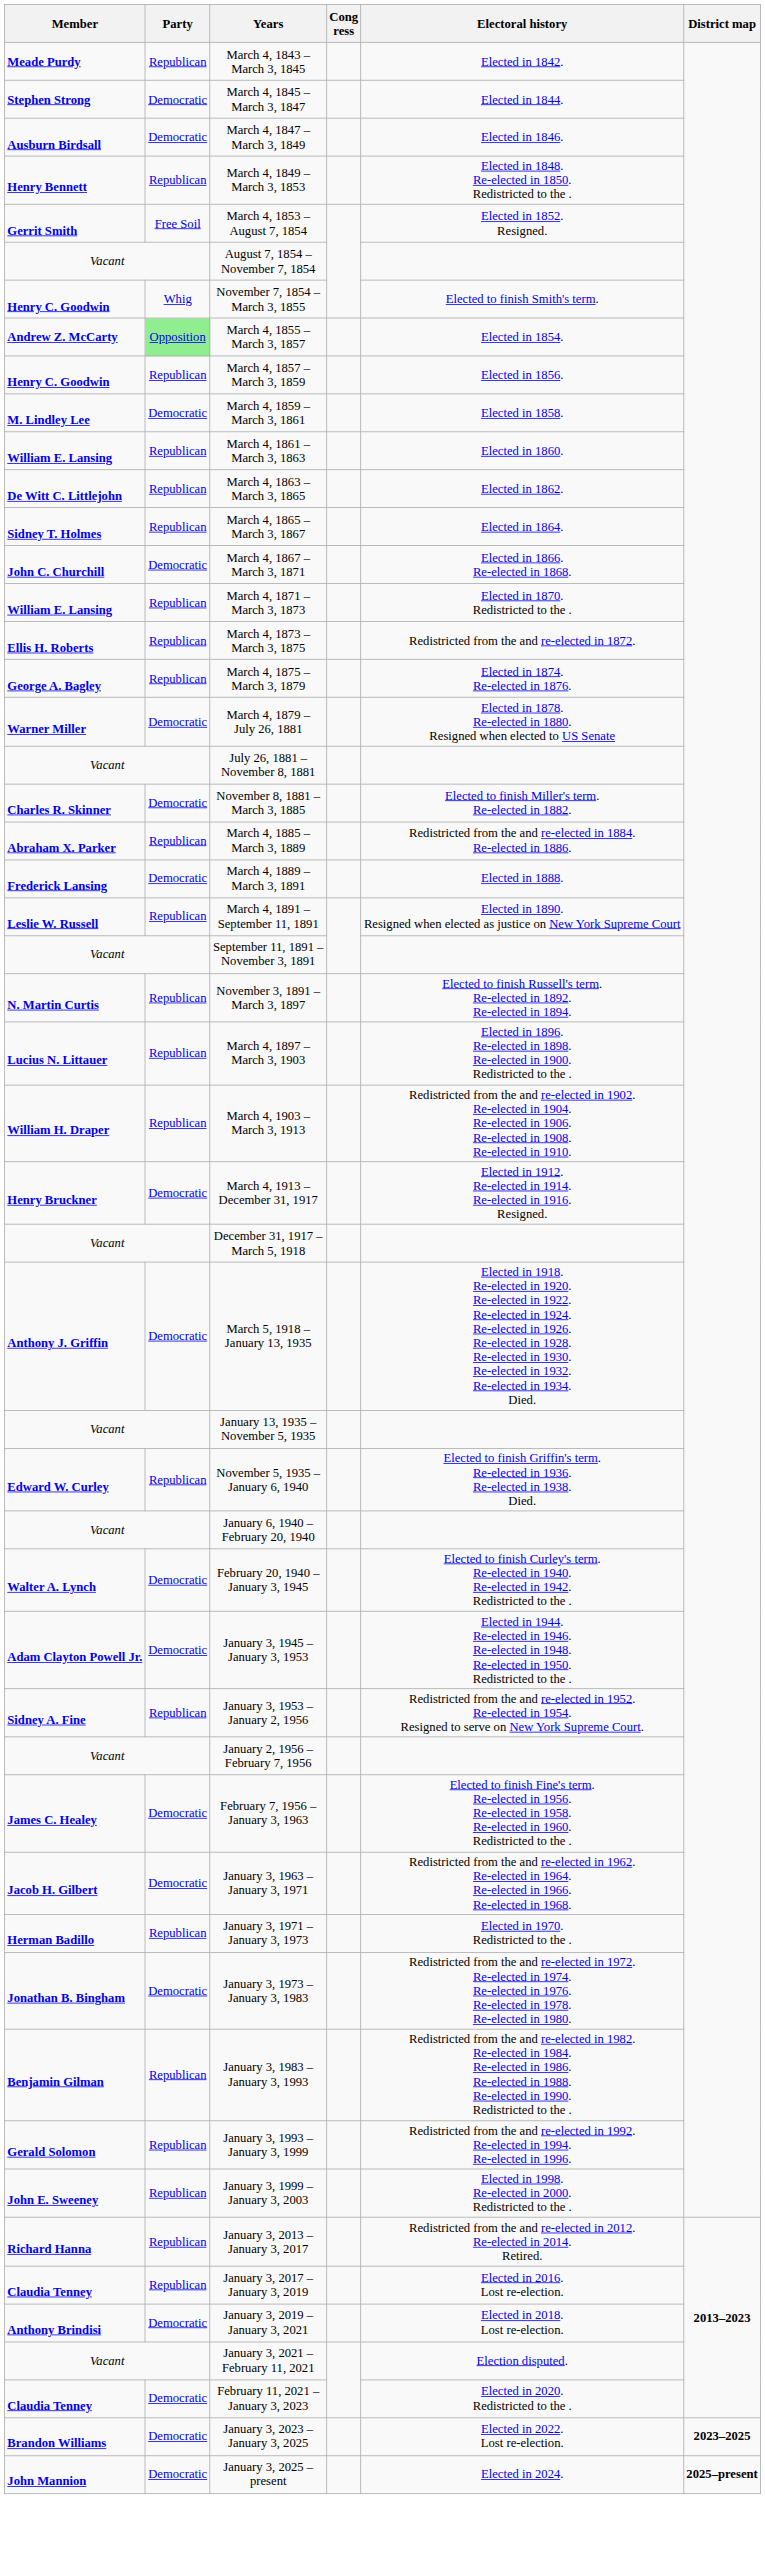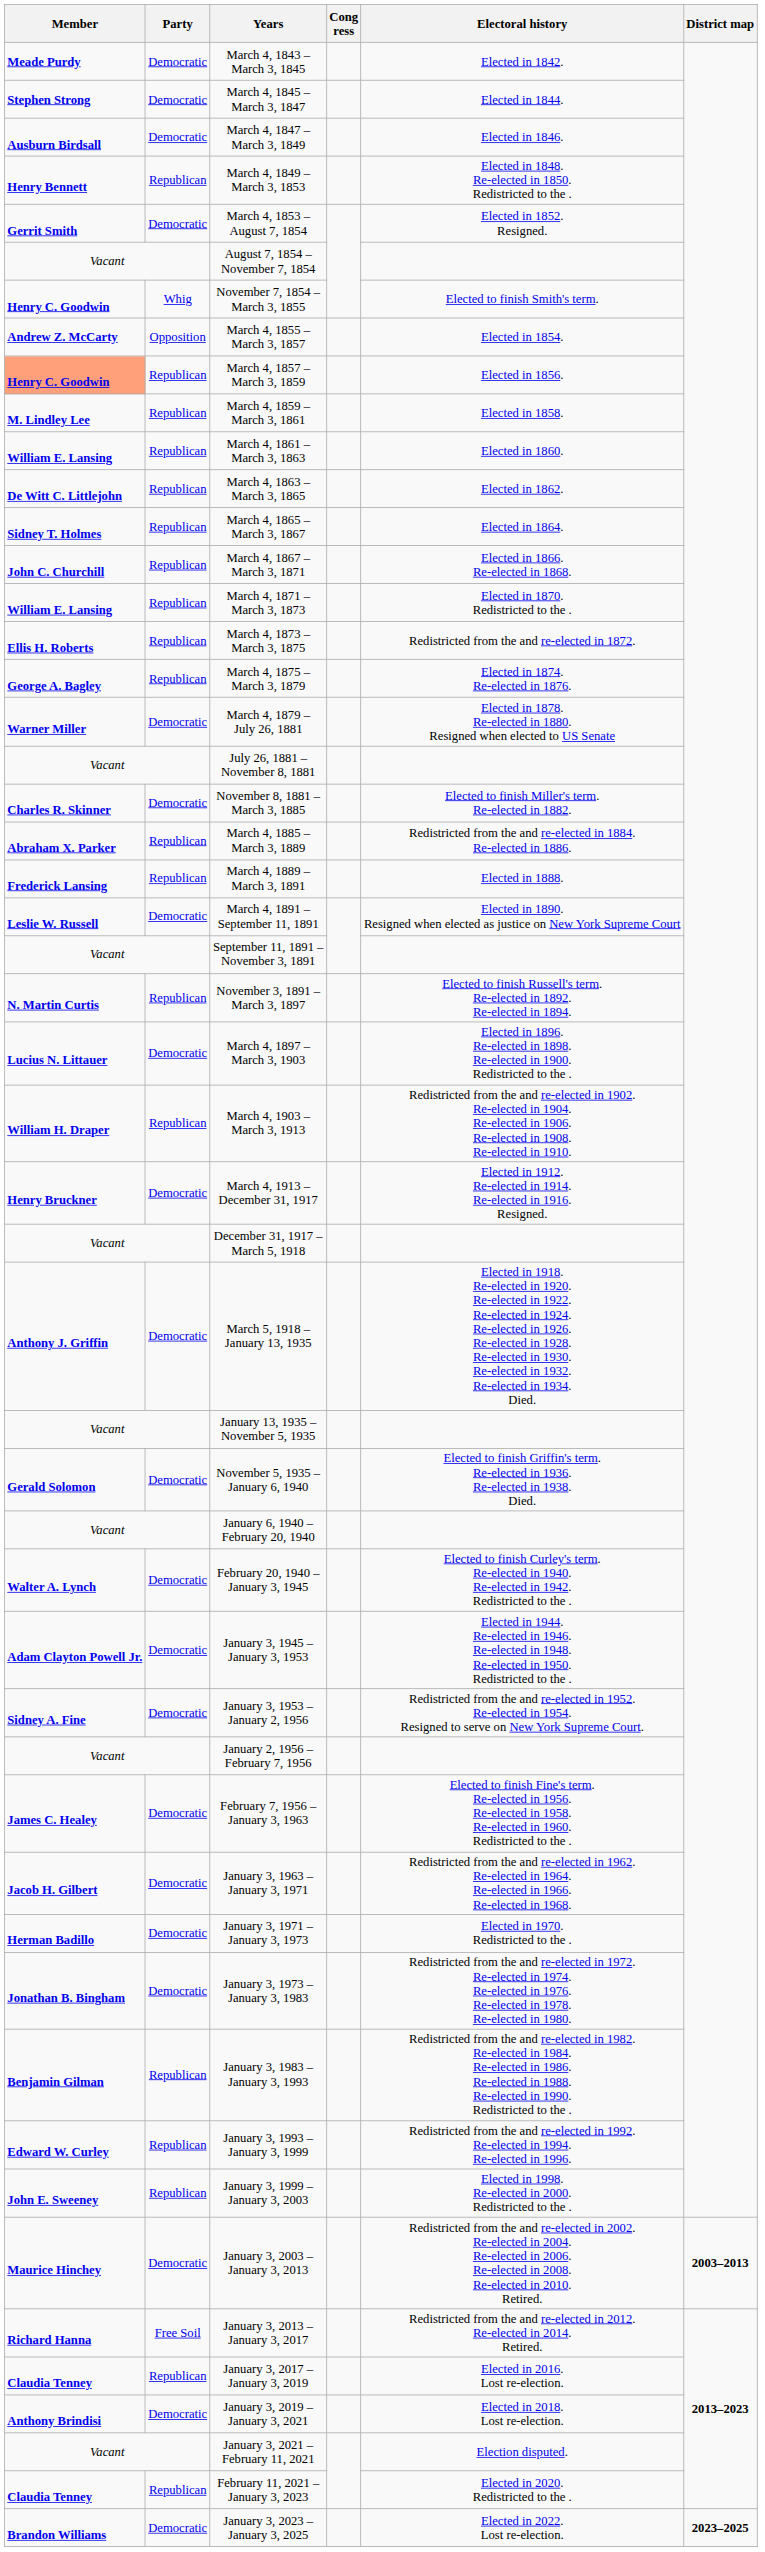(178, 61) Republican -> (178, 61) Democratic
(178, 223) Free Soil -> (178, 223) Democratic
(178, 337) lightgreen background -> (178, 337) no background
(58, 382) no background -> (58, 382) lightsalmon background
(178, 413) Democratic -> (178, 413) Republican
(178, 564) Democratic -> (178, 564) Republican
(178, 878) Democratic -> (178, 878) Republican
(178, 916) Republican -> (178, 916) Democratic
(178, 1053) Republican -> (178, 1053) Democratic
(58, 1486) Edward W. Curley -> (51, 1486) Gerald Solomon
(178, 1479) Republican -> (178, 1479) Democratic
(178, 1712) Republican -> (178, 1712) Democratic
(178, 1933) Republican -> (178, 1933) Democratic
(51, 2151) Gerald Solomon -> (58, 2151) Edward W. Curley
+ row: (268, 2263)
(178, 2241) Republican -> (178, 2332) Free Soil
(178, 2398) Democratic -> (178, 2489) Republican
- row: (268, 2474)
